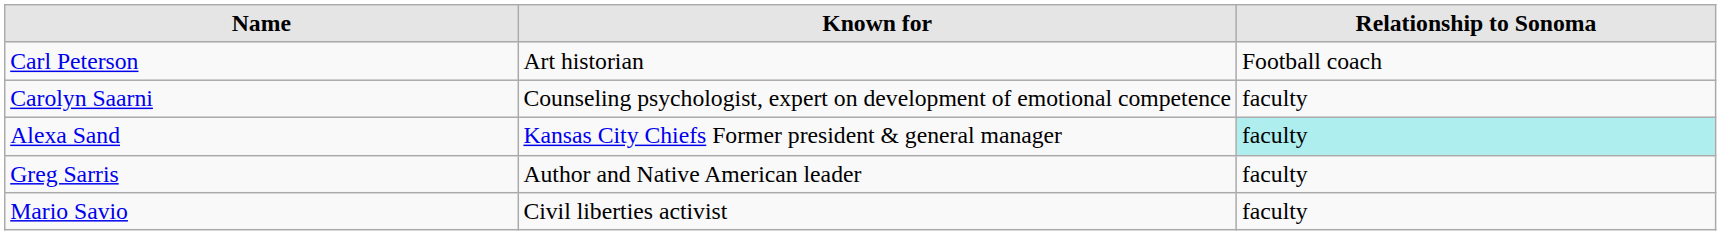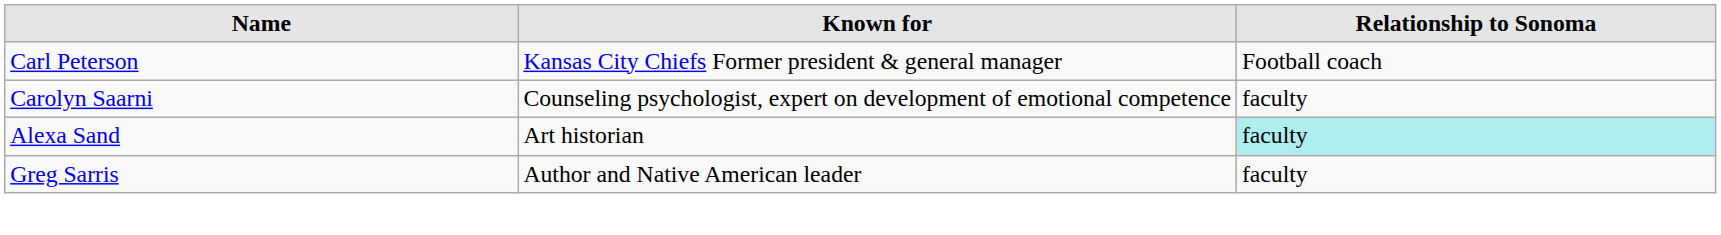(584, 60) Art historian -> (793, 60) Kansas City Chiefs Former president & general manager
(793, 135) Kansas City Chiefs Former president & general manager -> (584, 135) Art historian
- row: (69, 211)
